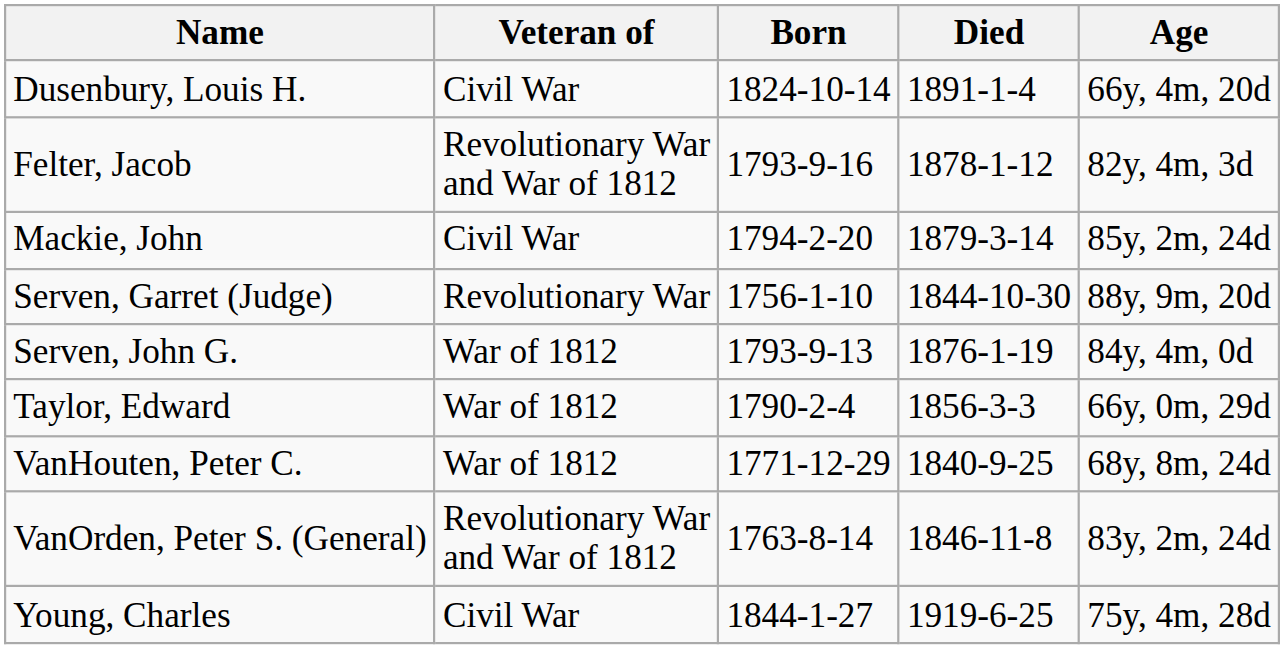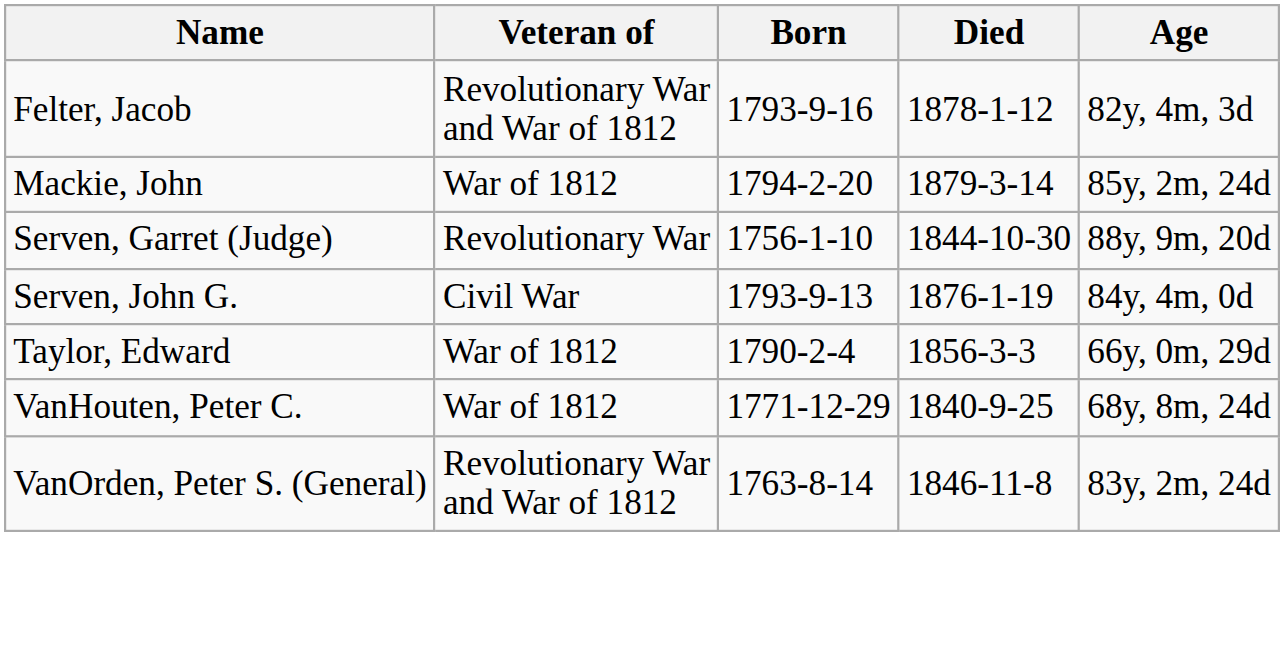- row: (160, 88)
(511, 239) Civil War -> (530, 183) War of 1812
(530, 351) War of 1812 -> (511, 295) Civil War
- row: (122, 614)
